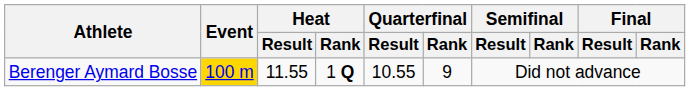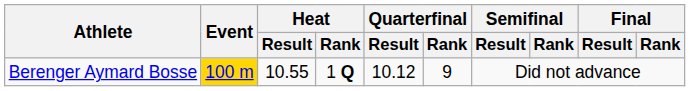(287, 72) 11.55 -> (287, 72) 10.55
(394, 72) 10.55 -> (394, 72) 10.12
